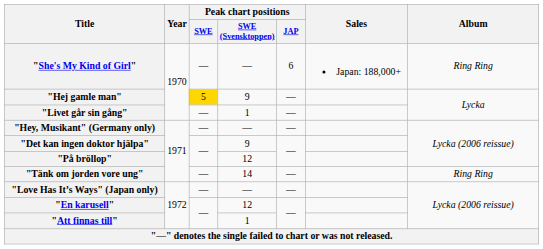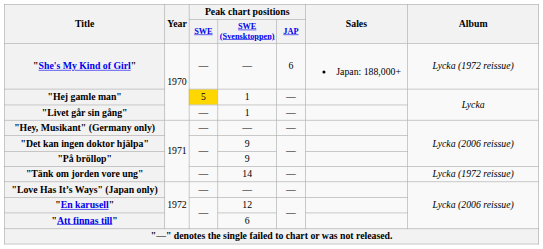(473, 66) Ring Ring -> (473, 66) Lycka (1972 reissue)
(247, 97) 9 -> (247, 97) 1
(247, 159) 12 -> (247, 159) 9
(473, 174) Ring Ring -> (473, 174) Lycka (1972 reissue)
(247, 220) 1 -> (247, 220) 6
